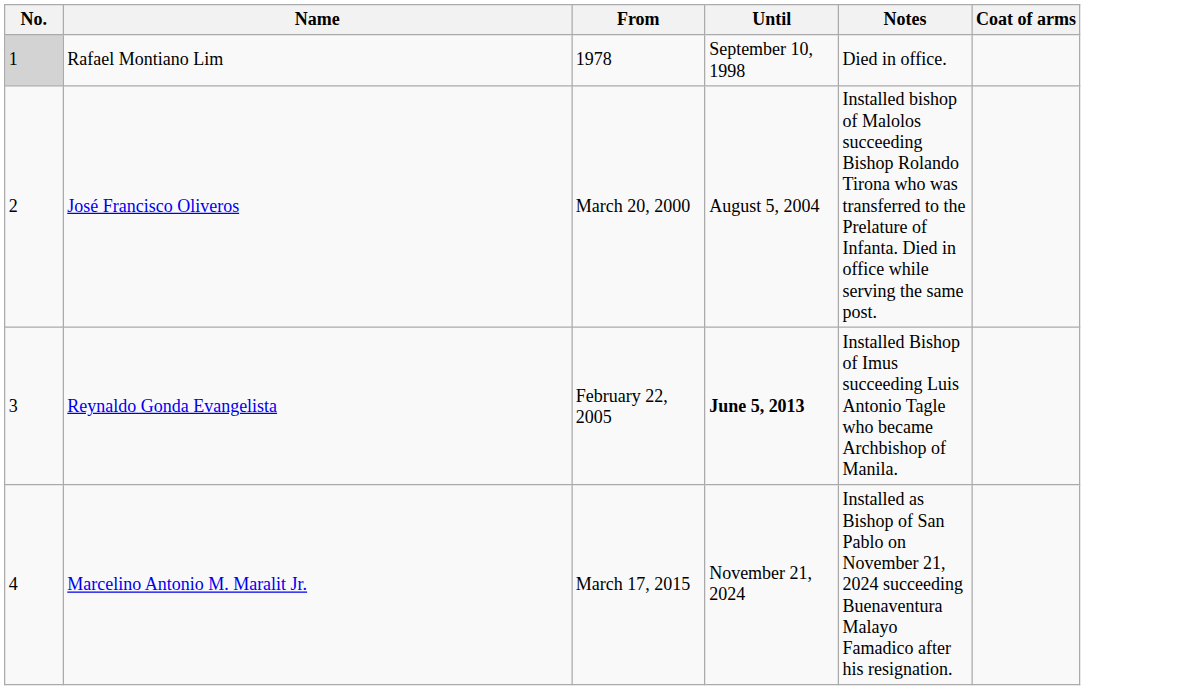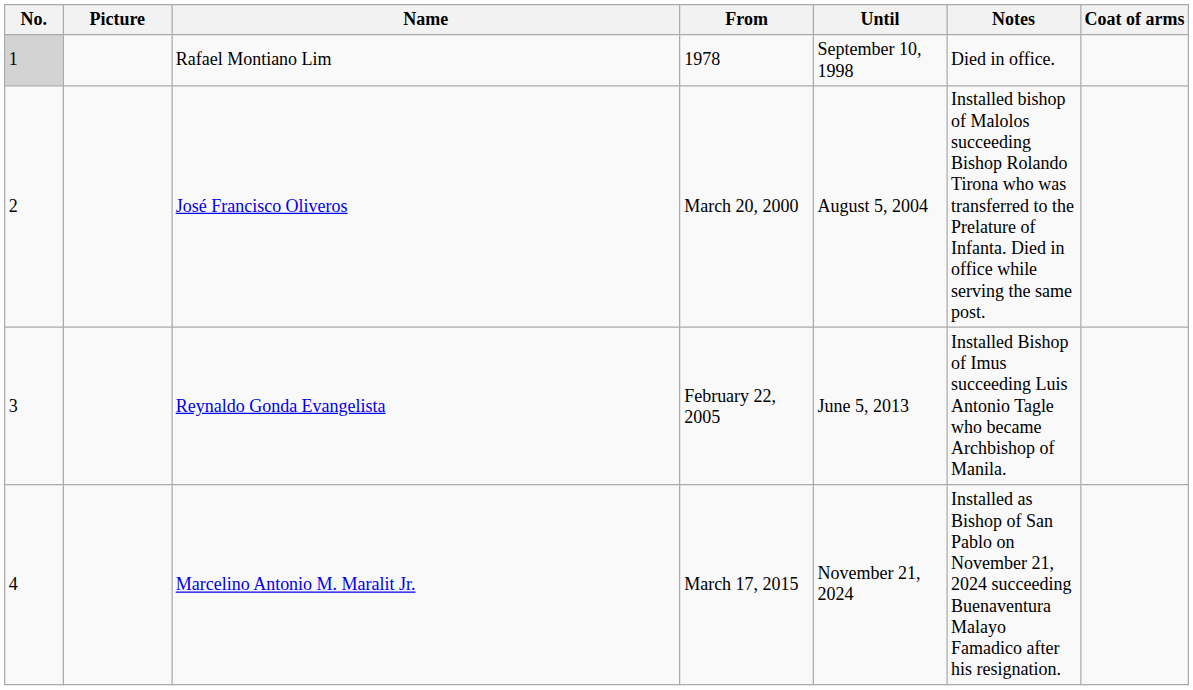+ column: (117, 19)
(757, 406) bold -> (863, 406) normal
